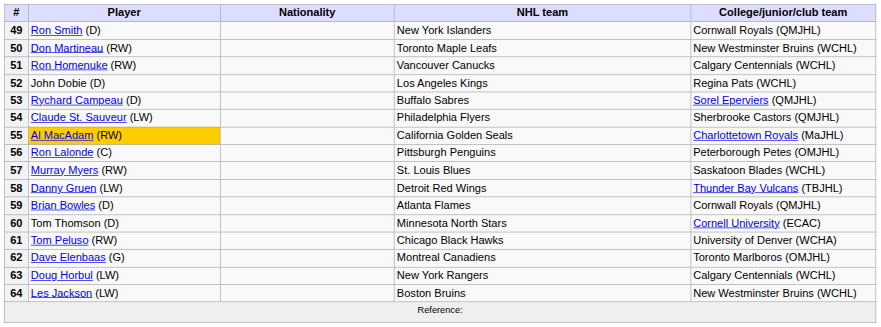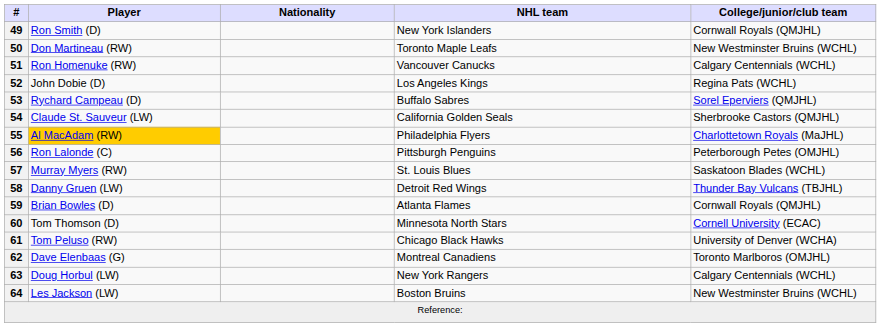(443, 118) Philadelphia Flyers -> (455, 118) California Golden Seals
(455, 135) California Golden Seals -> (443, 135) Philadelphia Flyers
